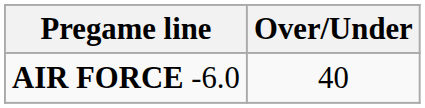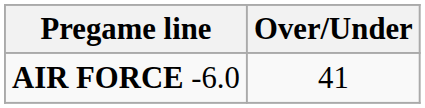(333, 77) 40 -> (333, 77) 41
